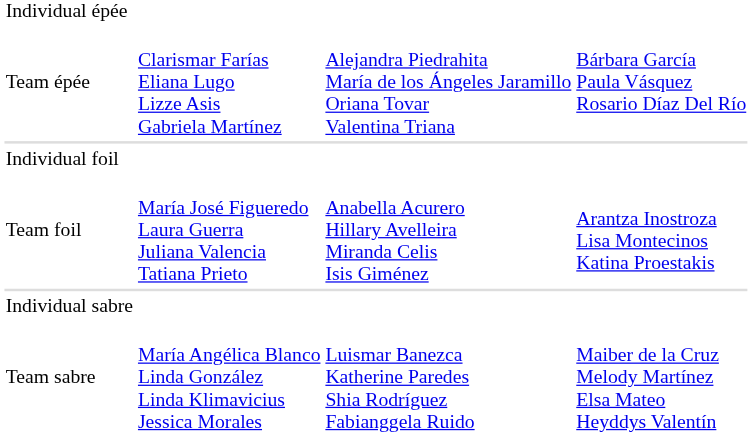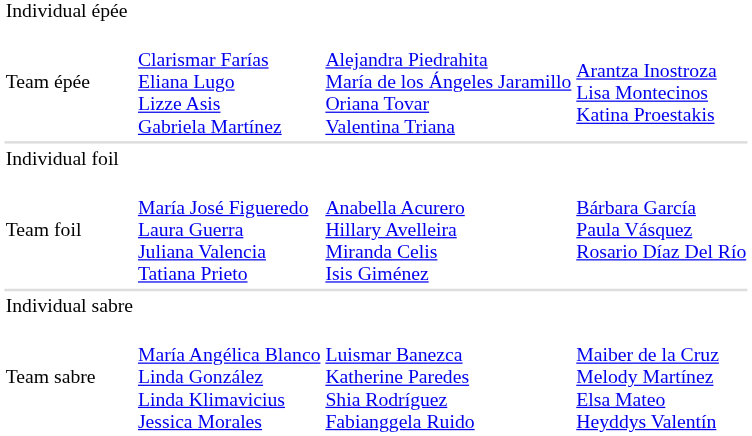(661, 81) Bárbara García Paula Vásquez Rosario Díaz Del Río -> (646, 93) Arantza Inostroza Lisa Montecinos Katina Proestakis
(646, 240) Arantza Inostroza Lisa Montecinos Katina Proestakis -> (661, 229) Bárbara García Paula Vásquez Rosario Díaz Del Río
